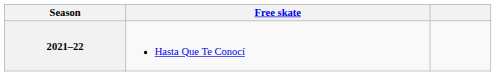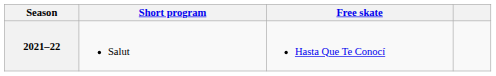+ column: (173, 12)
